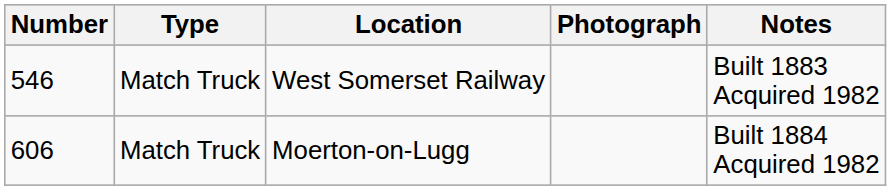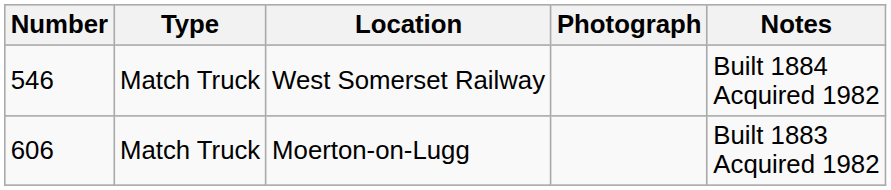(796, 80) Built 1883 Acquired 1982 -> (796, 80) Built 1884 Acquired 1982
(796, 150) Built 1884 Acquired 1982 -> (796, 150) Built 1883 Acquired 1982
